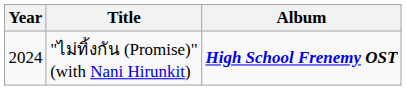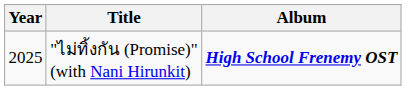(25, 58) 2024 -> (25, 58) 2025
